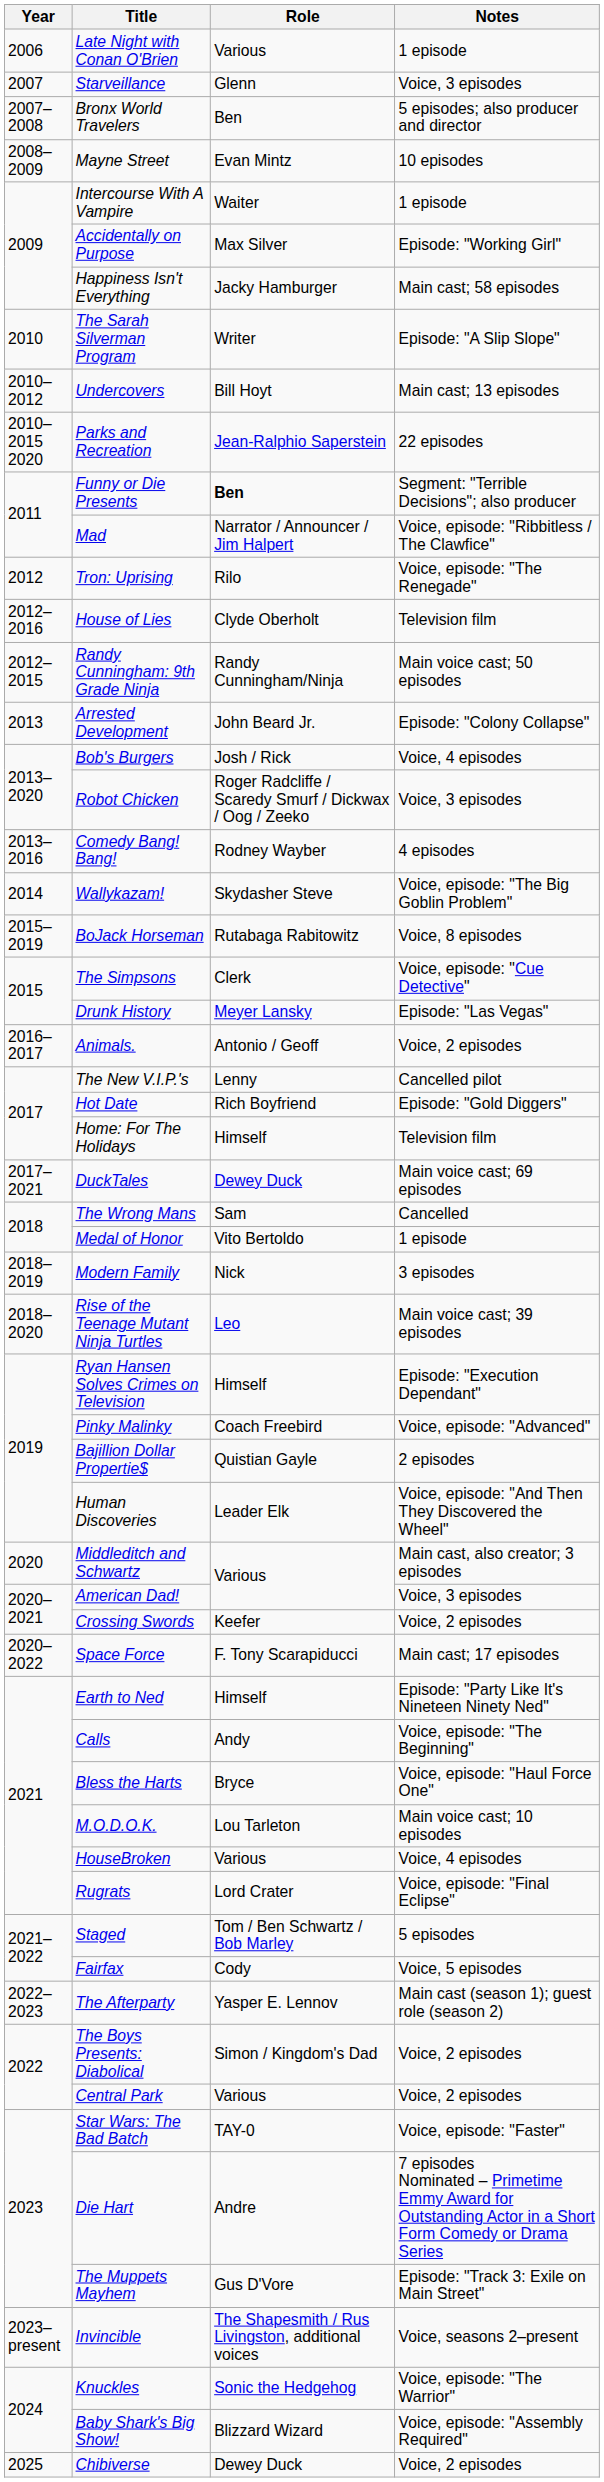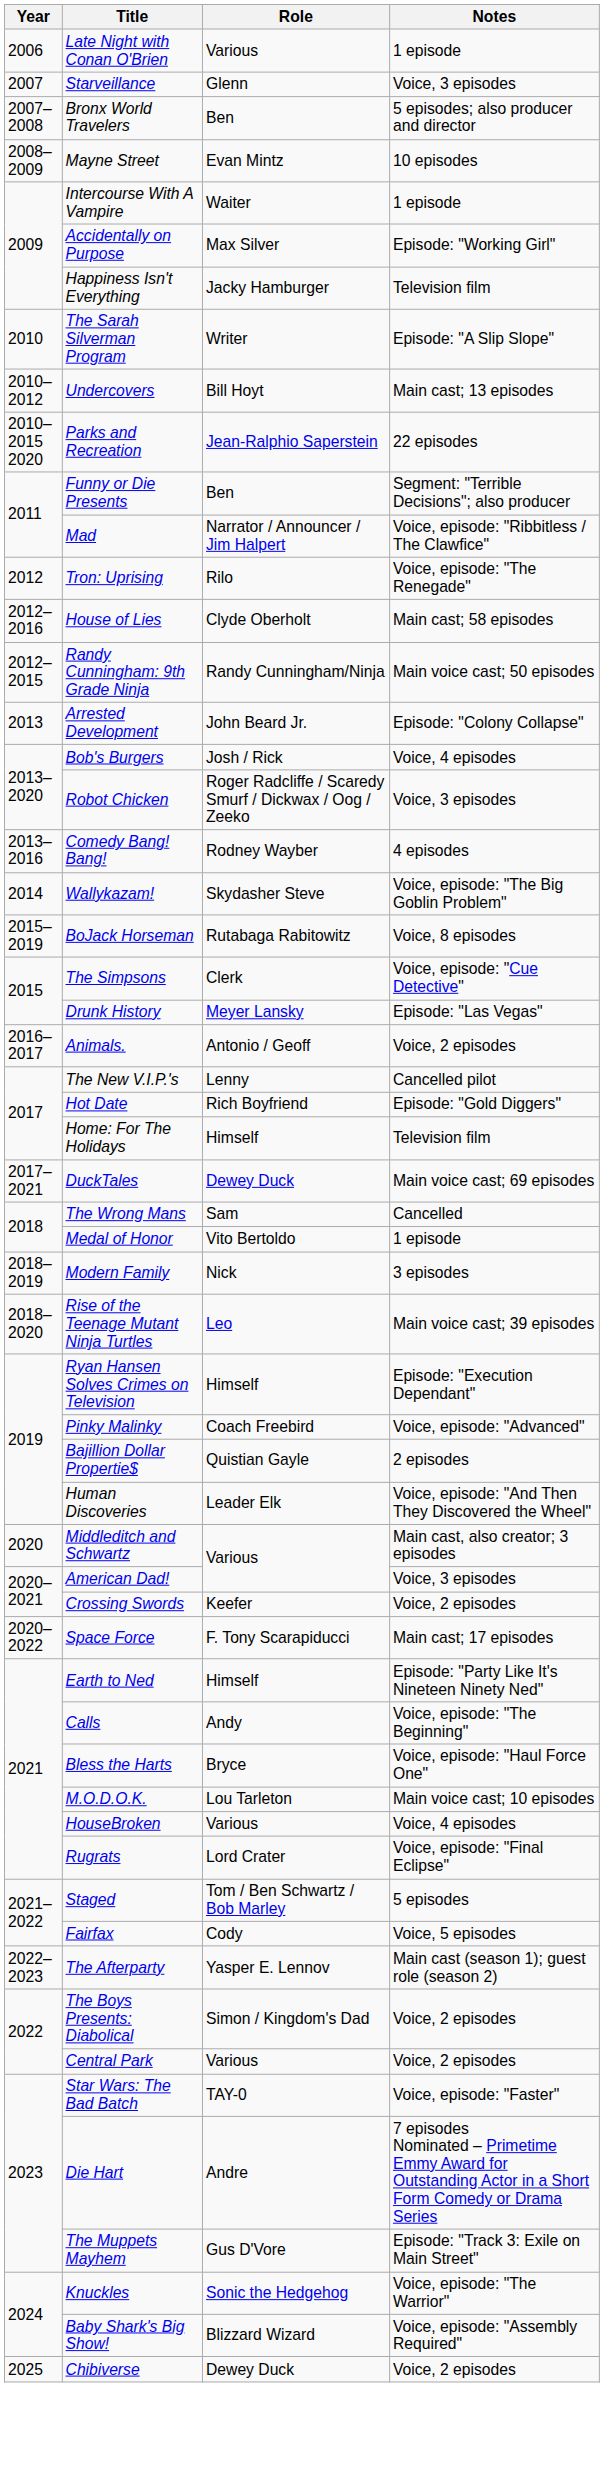(479, 288) Main cast; 58 episodes -> (442, 288) Television film
(229, 493) bold -> (220, 493) normal
(447, 620) Television film -> (473, 620) Main cast; 58 episodes
- row: (108, 2337)
